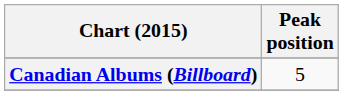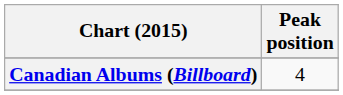(300, 74) 5 -> (300, 74) 4
